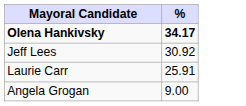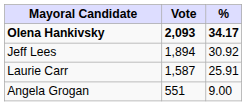+ column: (184, 14)
